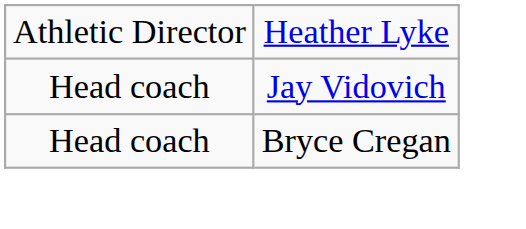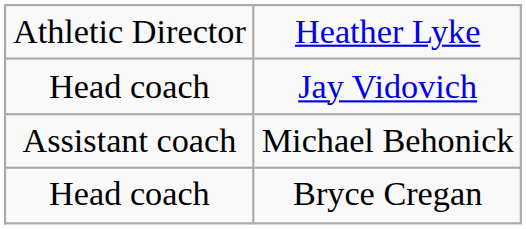+ row: (388, 140)
